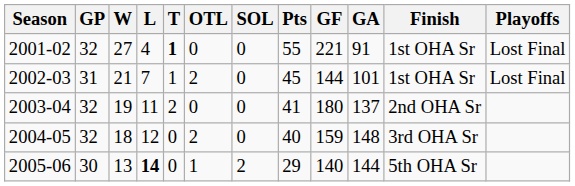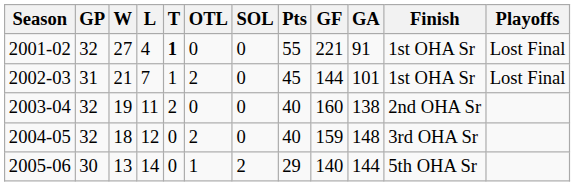(291, 107) 41 -> (291, 107) 40
(329, 107) 180 -> (329, 107) 160
(366, 107) 137 -> (366, 107) 138
(150, 166) bold -> (150, 166) normal
